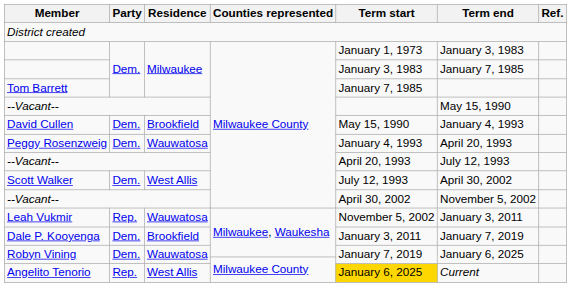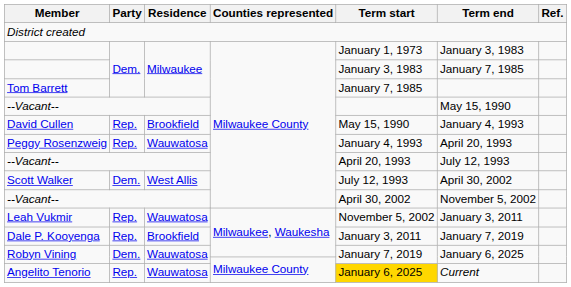(126, 124) Dem. -> (125, 124) Rep.
(126, 143) Dem. -> (125, 143) Rep.
(126, 236) Dem. -> (125, 236) Rep.
(172, 273) West Allis -> (177, 273) Wauwatosa
